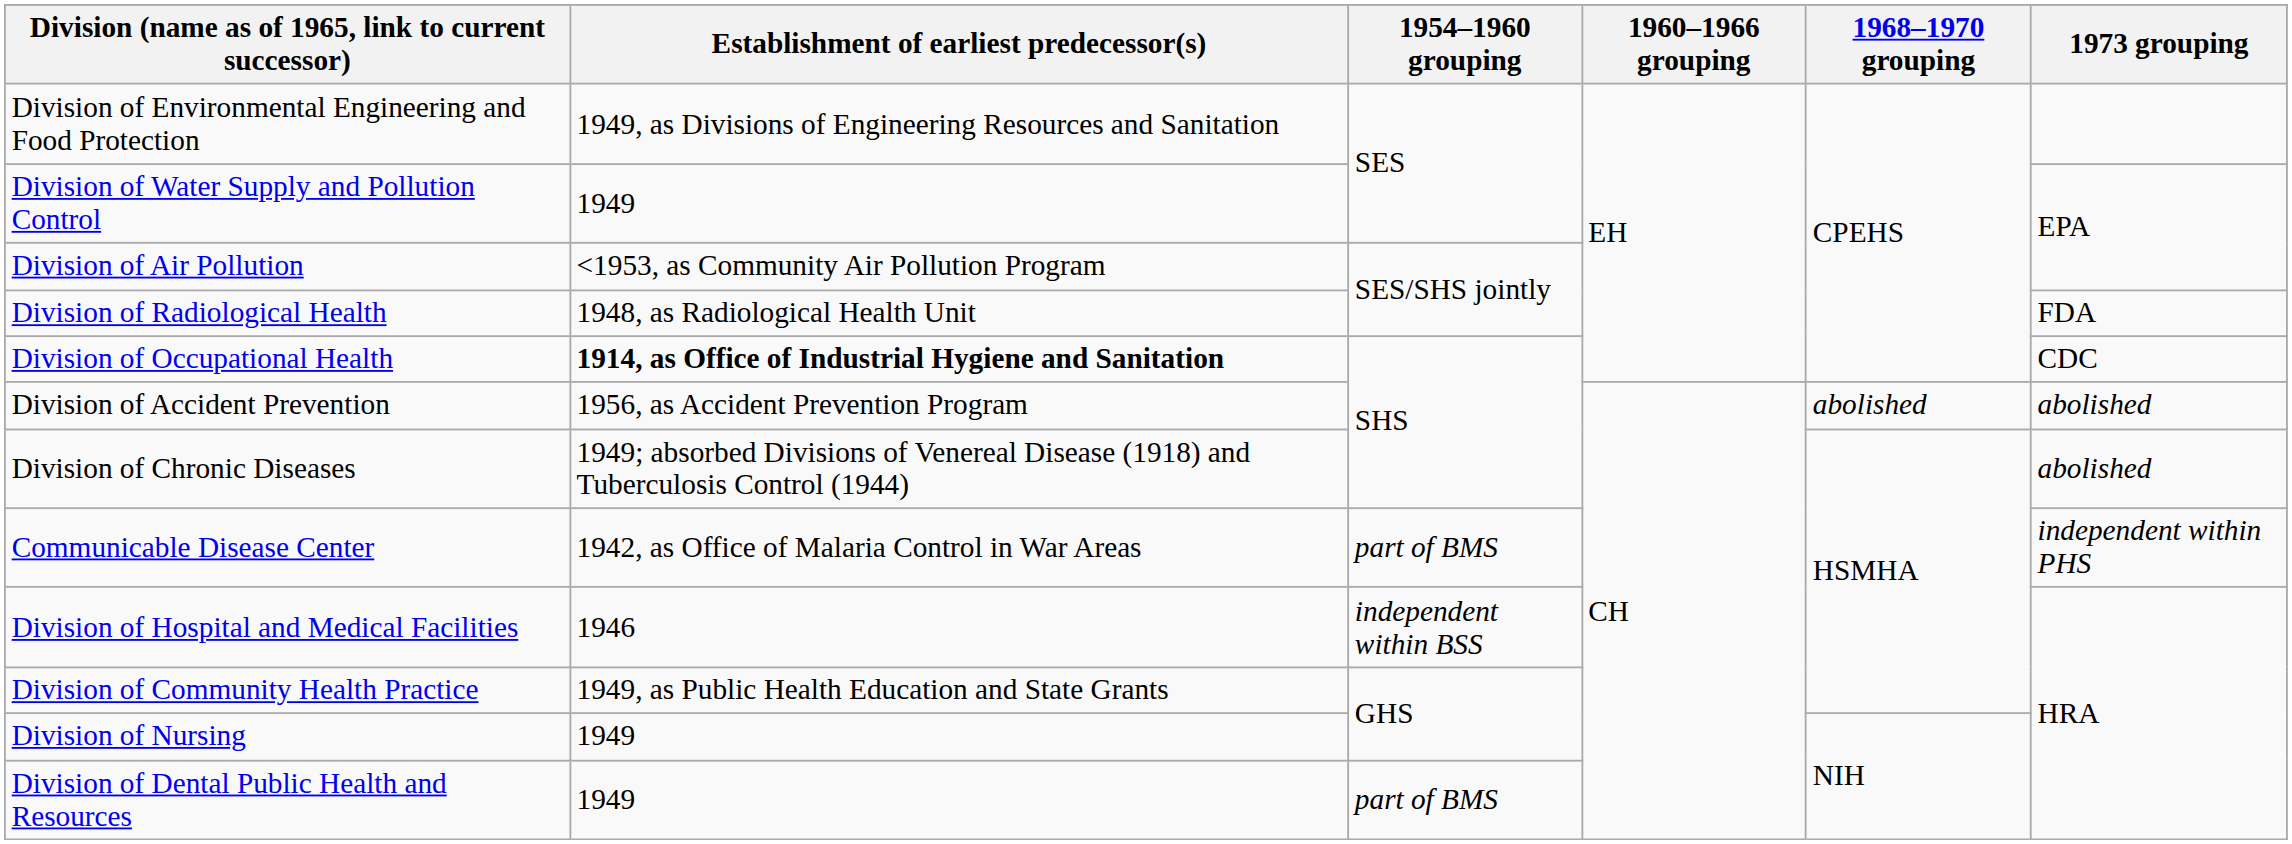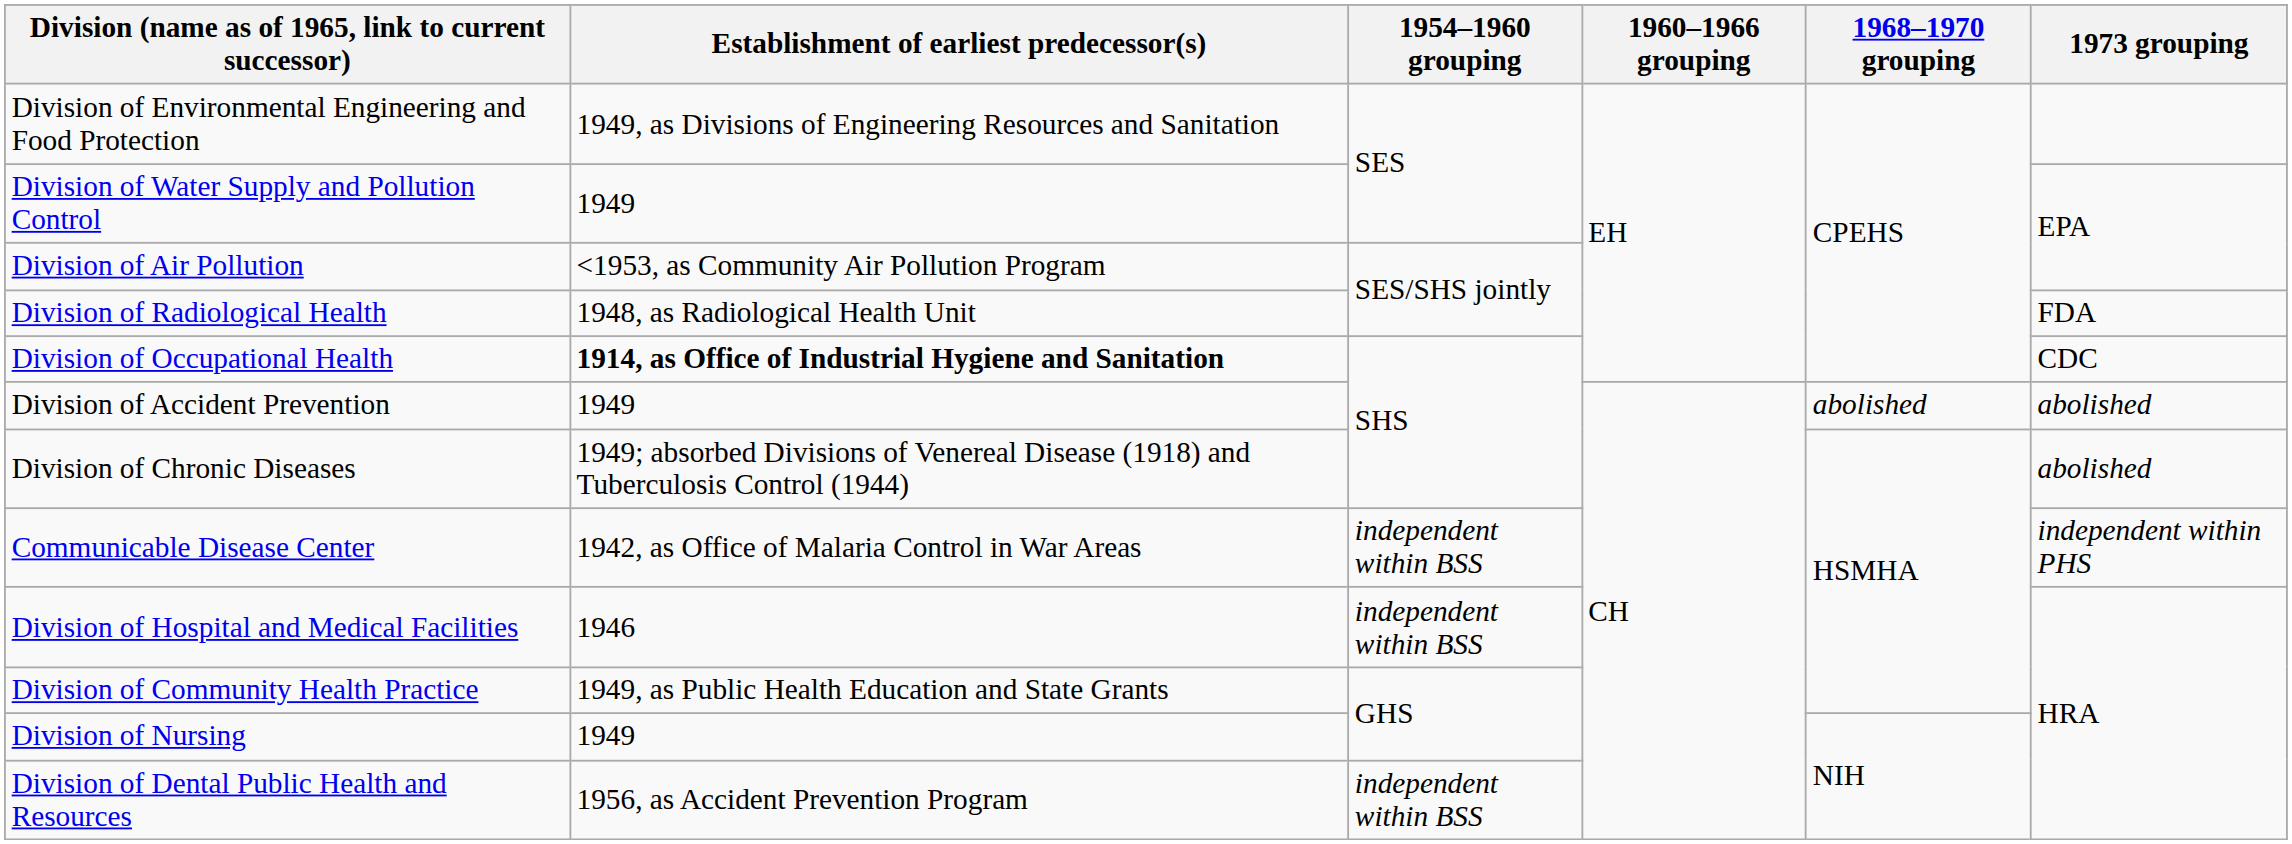(802, 405) 1956, as Accident Prevention Program -> (606, 405) 1949
(1426, 547) part of BMS -> (1426, 547) independent within BSS
(606, 799) 1949 -> (802, 799) 1956, as Accident Prevention Program
(1426, 799) part of BMS -> (1426, 799) independent within BSS
